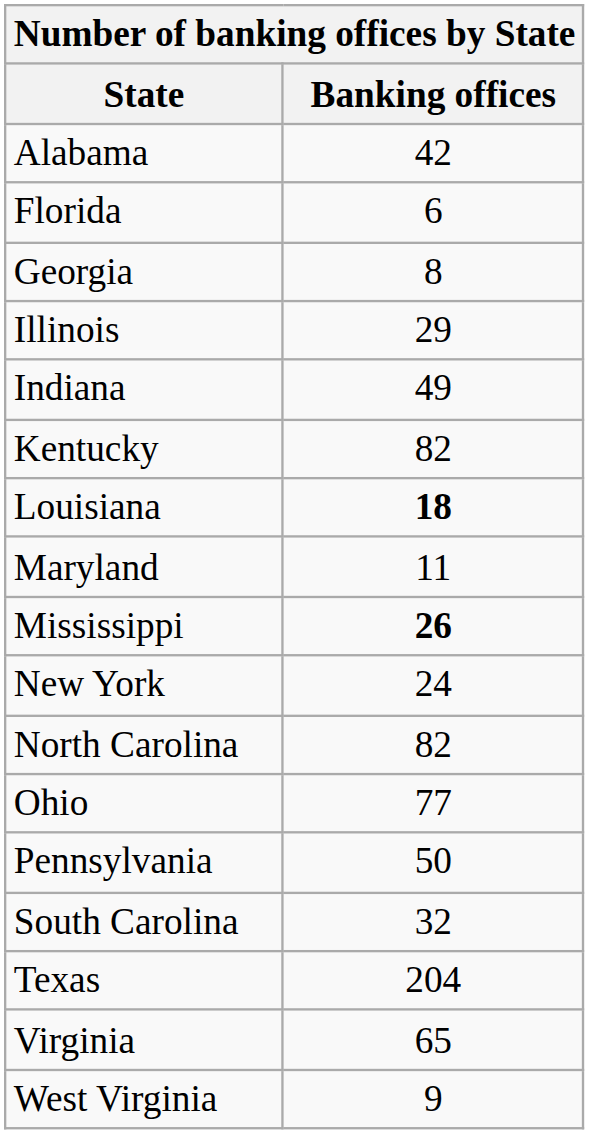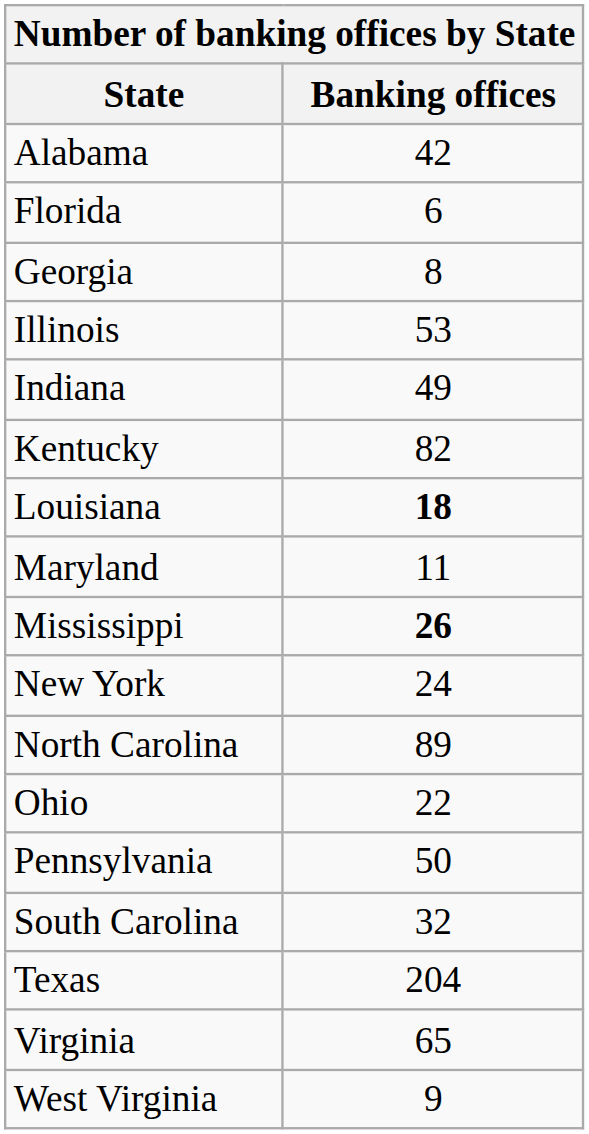(433, 329) 29 -> (433, 329) 53
(433, 743) 82 -> (433, 743) 89
(433, 802) 77 -> (433, 802) 22
